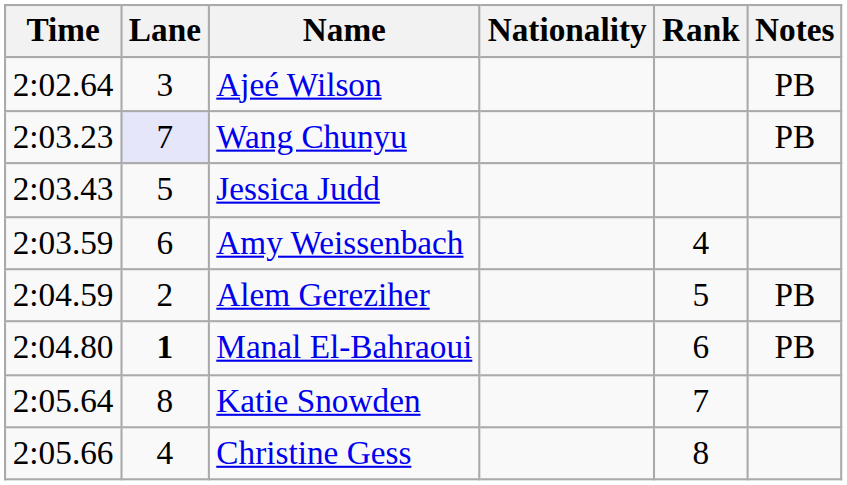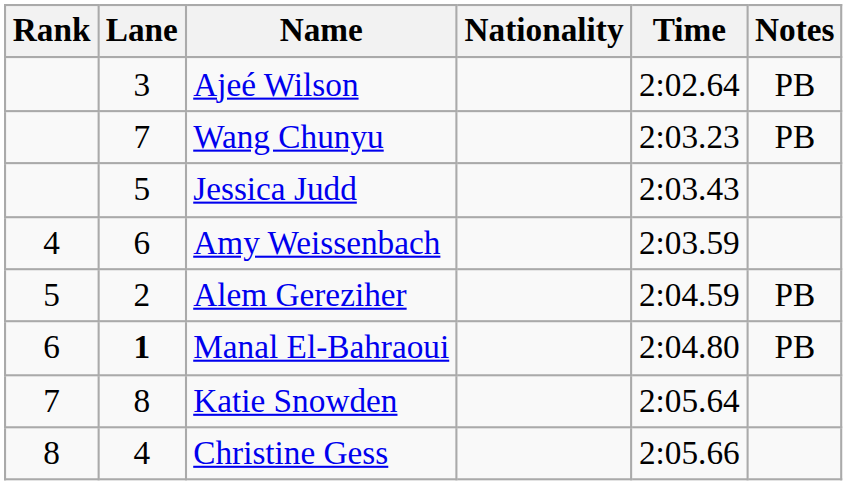columns swapped: (701, 30) <-> (63, 30)
(165, 136) lavender background -> (142, 136) no background
